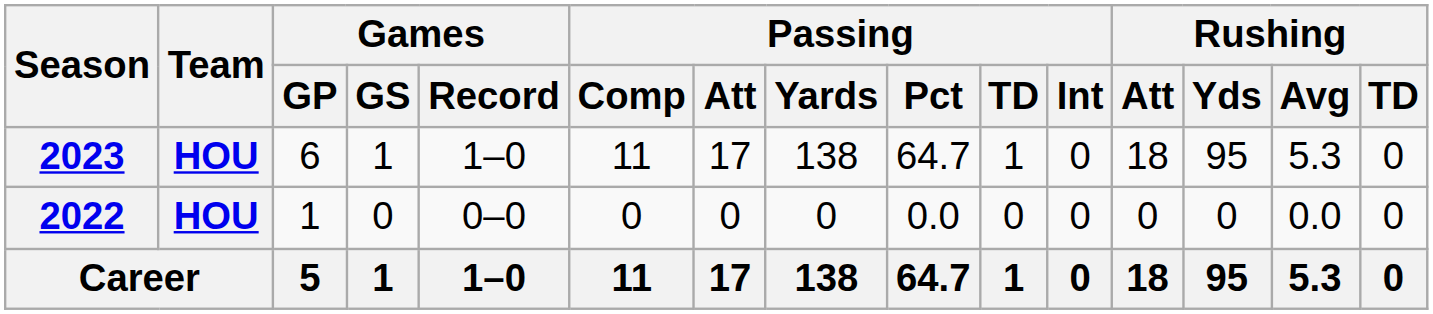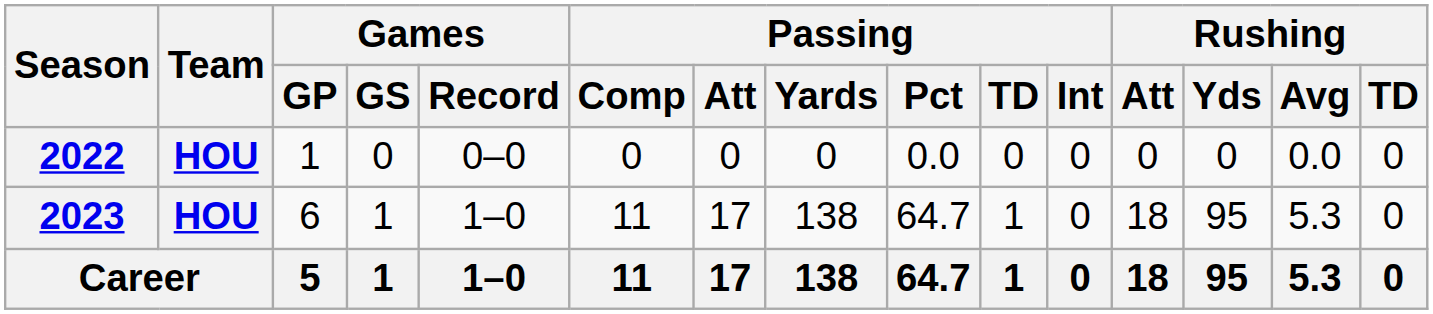rows swapped: (82, 216) <-> (82, 156)
